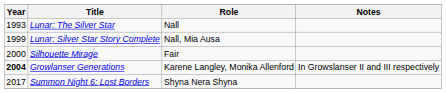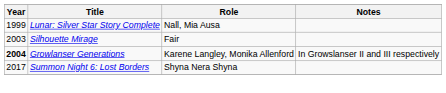- row: (72, 25)
(16, 53) 2000 -> (16, 39) 2003
